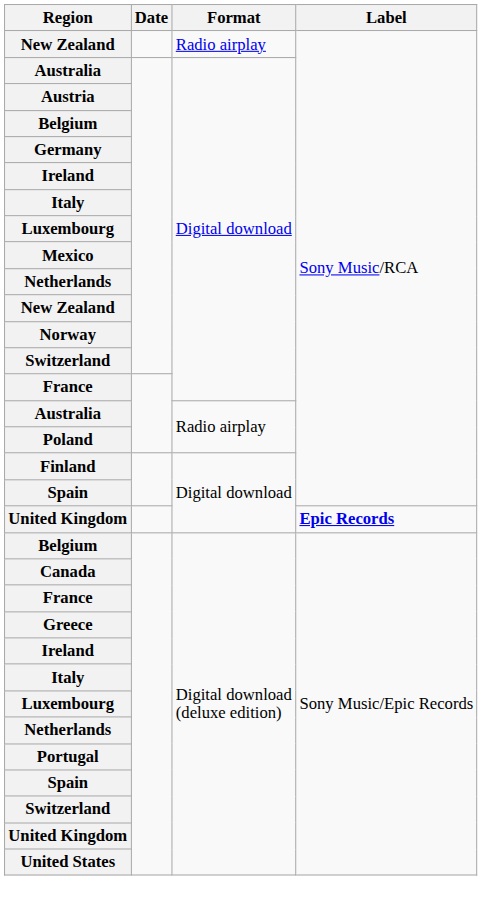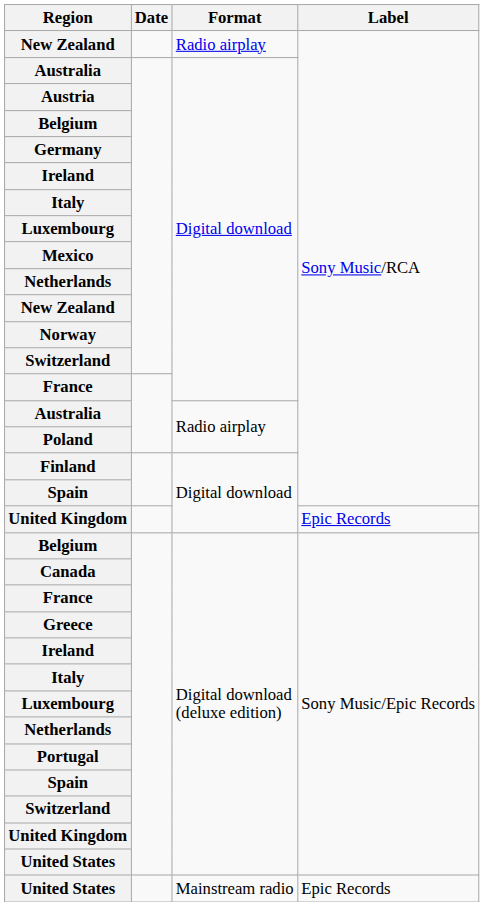(347, 519) bold -> (346, 519) normal
+ row: (68, 888)
